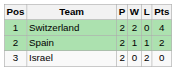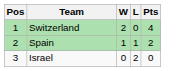- column: (122, 12)
